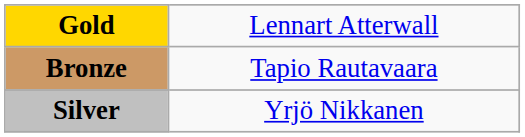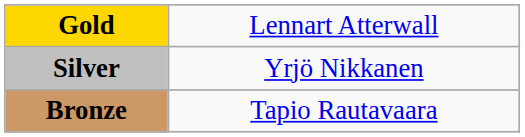rows swapped: (86, 110) <-> (86, 68)
